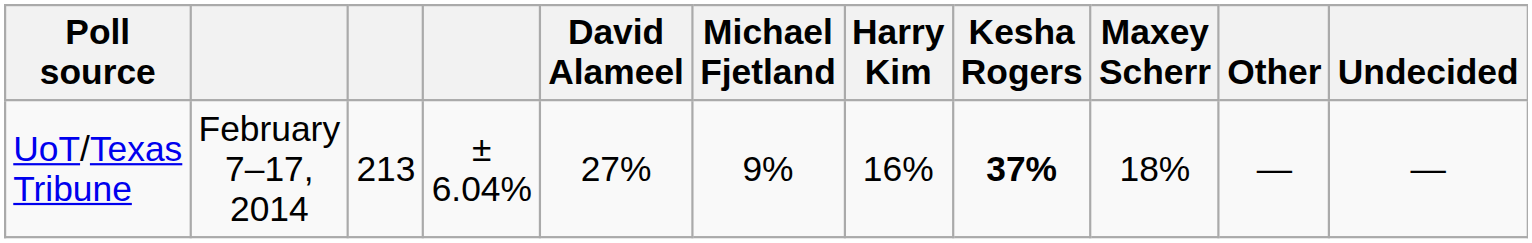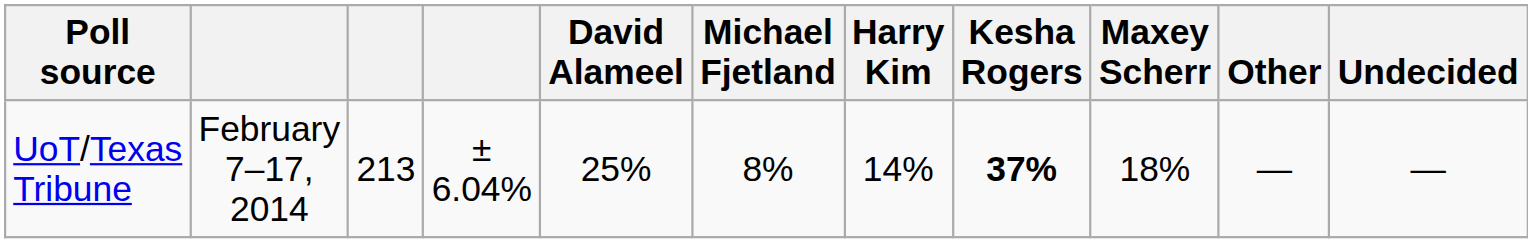(616, 168) 27% -> (616, 168) 25%
(768, 168) 9% -> (768, 168) 8%
(898, 168) 16% -> (898, 168) 14%
